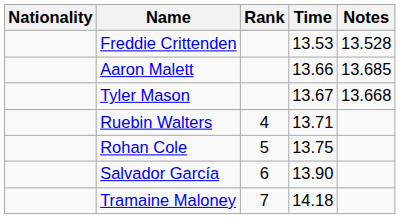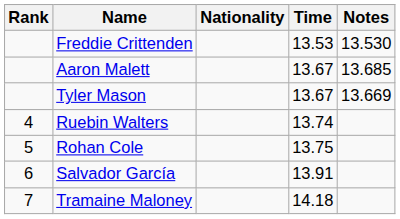columns swapped: (264, 17) <-> (50, 17)
(366, 43) 13.528 -> (366, 43) 13.530
(313, 69) 13.66 -> (313, 69) 13.67
(366, 95) 13.668 -> (366, 95) 13.669
(313, 122) 13.71 -> (313, 122) 13.74
(313, 174) 13.90 -> (313, 174) 13.91
